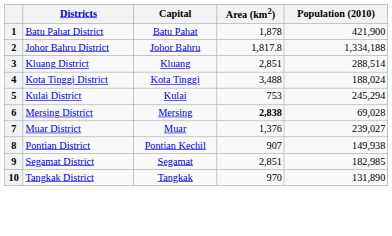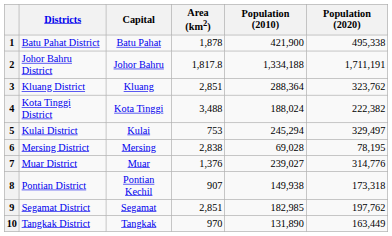+ column: (347, 19)
(369, 64) 288,514 -> (287, 87) 288,364
(270, 112) bold -> (211, 147) normal
